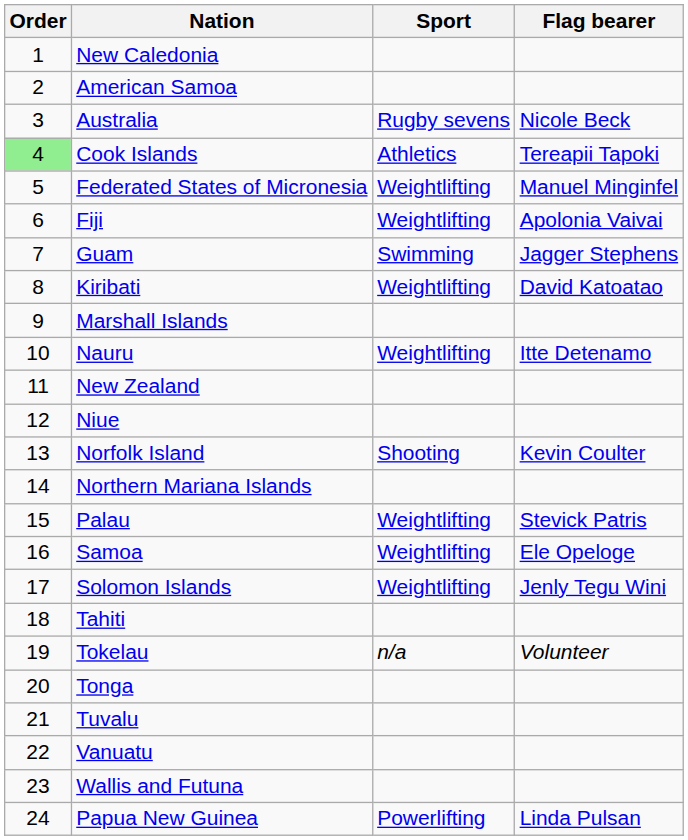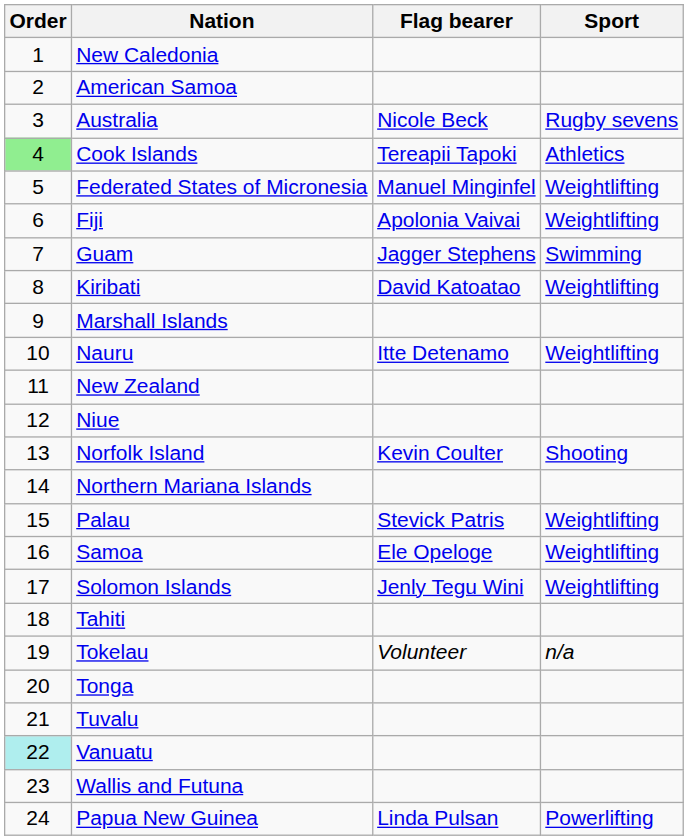columns swapped: (599, 21) <-> (444, 21)
(38, 752) no background -> (38, 752) paleturquoise background
